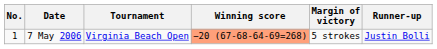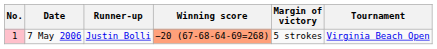columns swapped: (137, 17) <-> (397, 17)
(15, 37) no background -> (15, 37) pink background
